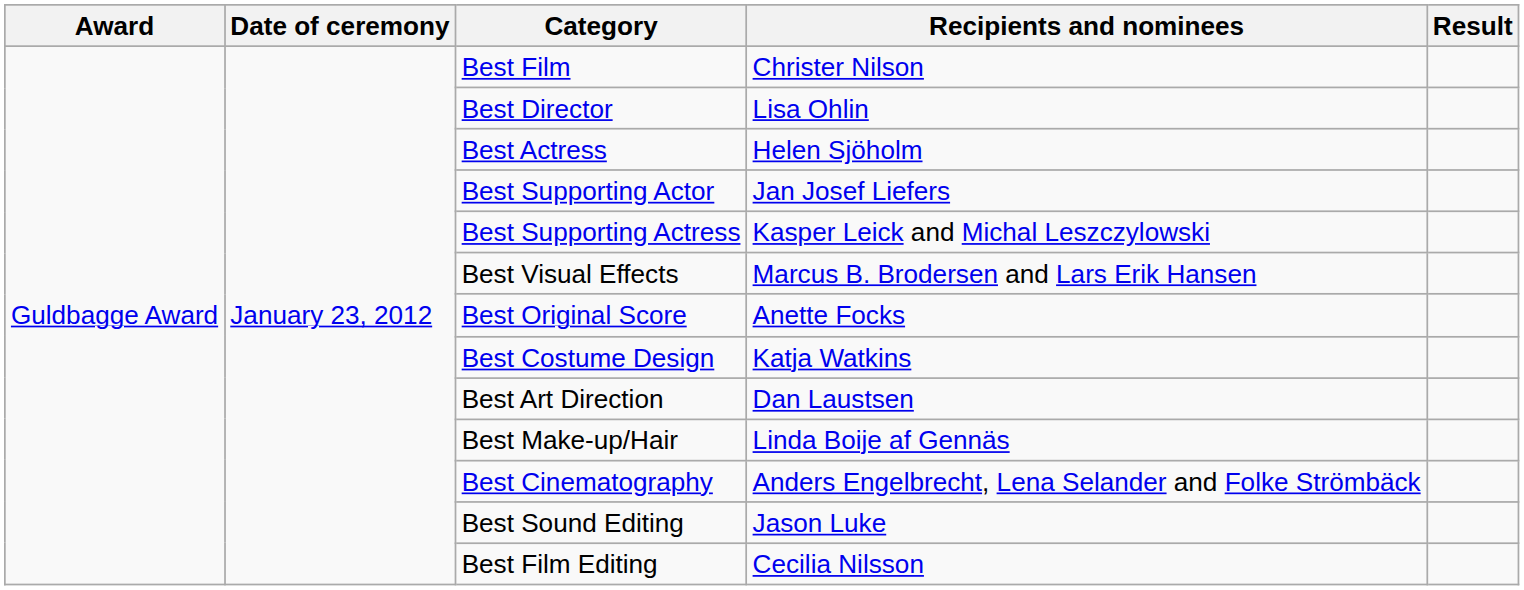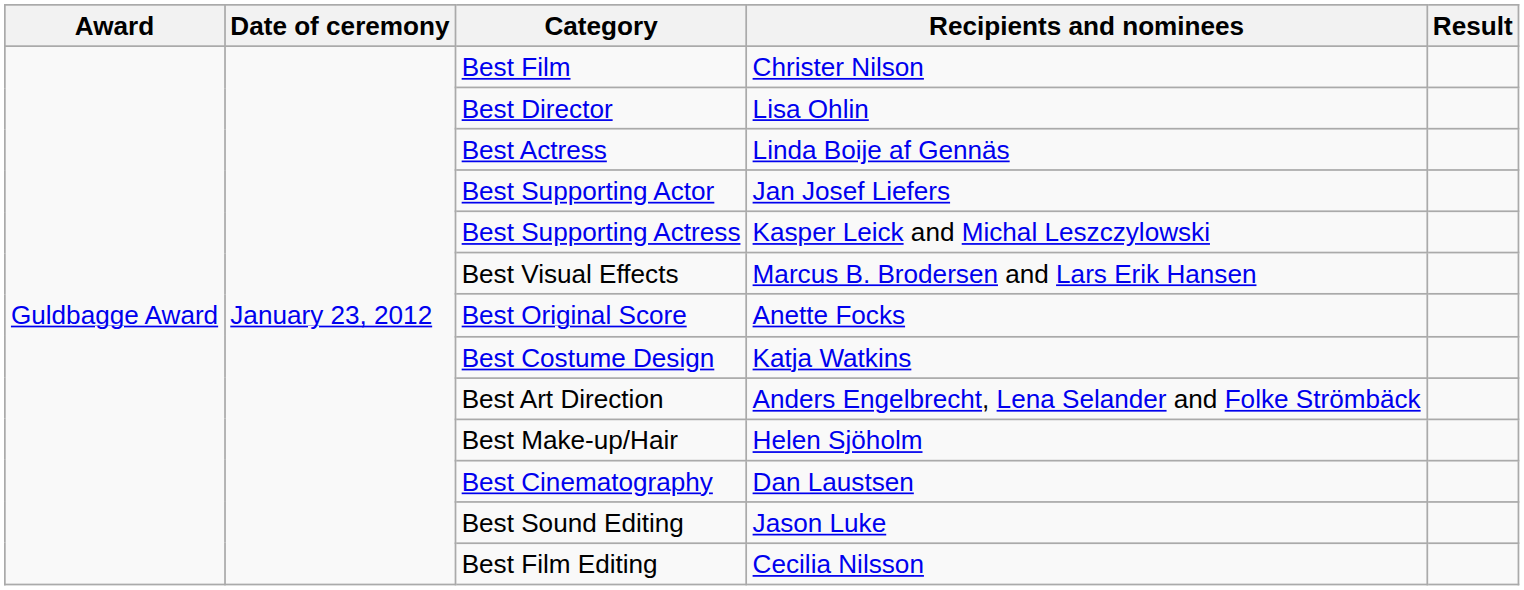(838, 150) Helen Sjöholm -> (881, 150) Linda Boije af Gennäs
(833, 398) Dan Laustsen -> (1087, 398) Anders Engelbrecht, Lena Selander and Folke Strömbäck
(881, 440) Linda Boije af Gennäs -> (838, 440) Helen Sjöholm
(1087, 481) Anders Engelbrecht, Lena Selander and Folke Strömbäck -> (833, 481) Dan Laustsen
